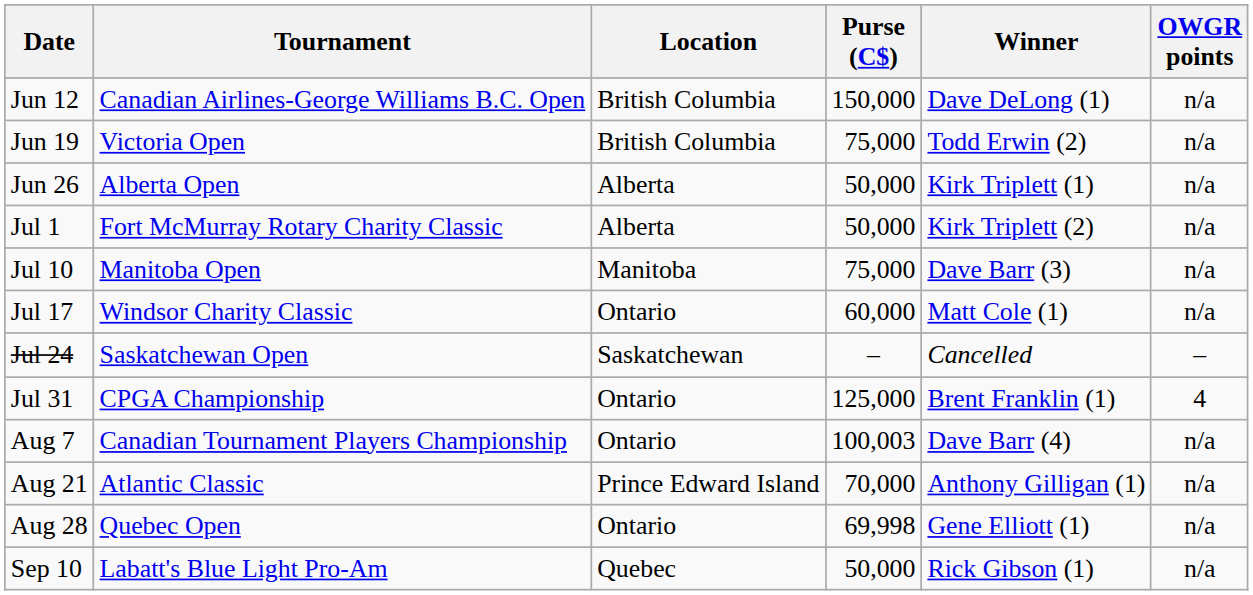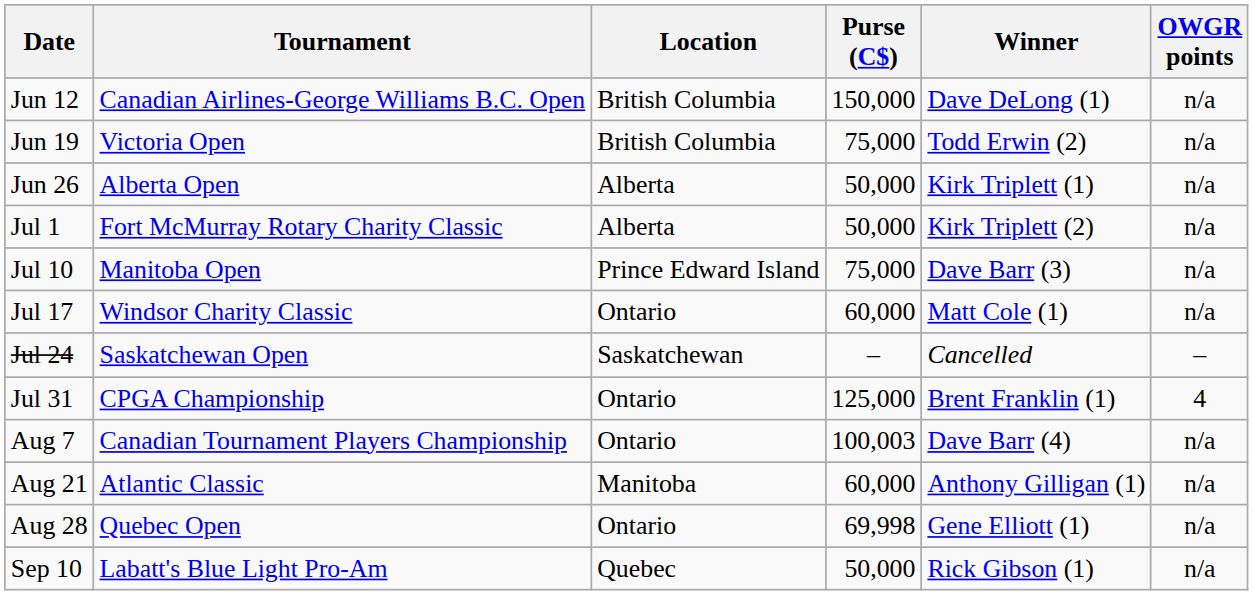(647, 269) Manitoba -> (708, 269) Prince Edward Island
(708, 482) Prince Edward Island -> (647, 482) Manitoba
(880, 482) 70,000 -> (880, 482) 60,000
